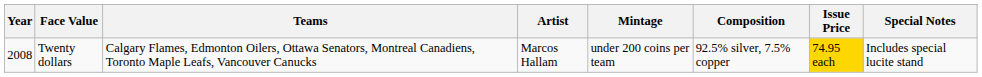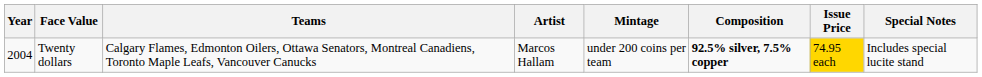(20, 55) 2008 -> (20, 55) 2004
(743, 55) normal -> (742, 55) bold
